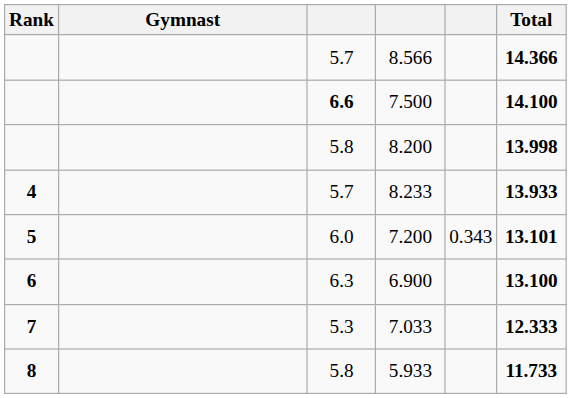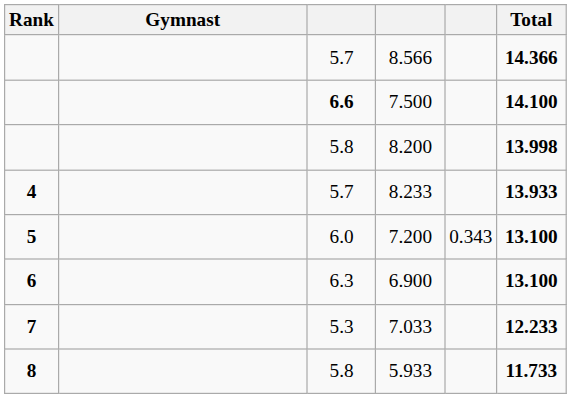(531, 236) 13.101 -> (531, 236) 13.100
(531, 326) 12.333 -> (531, 326) 12.233
